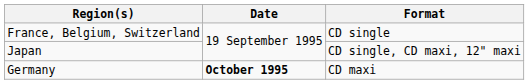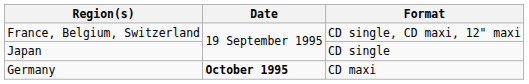(359, 32) CD single -> (424, 32) CD single, CD maxi, 12" maxi
(424, 51) CD single, CD maxi, 12" maxi -> (359, 51) CD single
